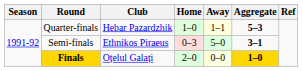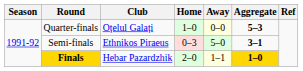(137, 27) Hebar Pazardzhik -> (128, 27) Oțelul Galați
(218, 27) 1–1 -> (218, 27) 0–0
(128, 58) Oțelul Galați -> (137, 58) Hebar Pazardzhik
(218, 58) 0–0 -> (218, 58) 1–1
